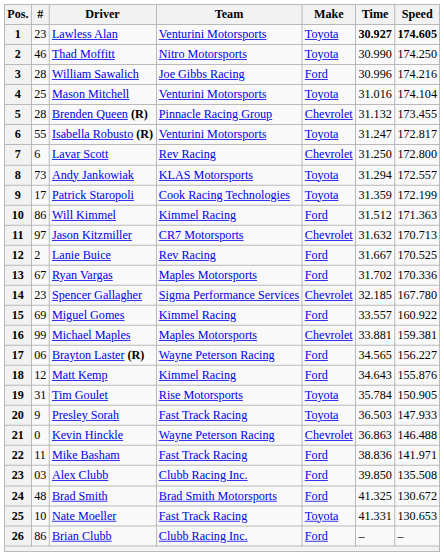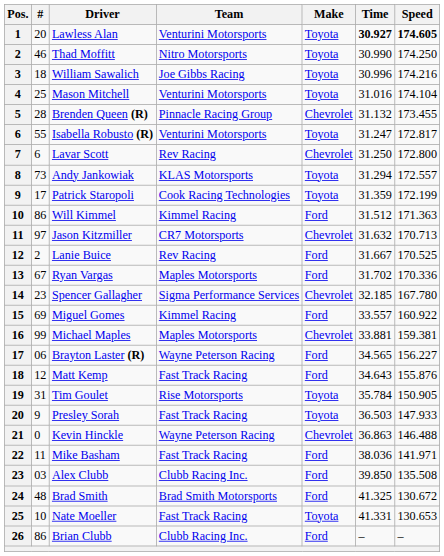(40, 34) 23 -> (40, 34) 20
(40, 74) 28 -> (40, 74) 18
(316, 74) Ford -> (322, 74) Toyota
(197, 375) Kimmel Racing -> (203, 375) Fast Track Racing
(375, 455) 38.836 -> (375, 455) 38.036
